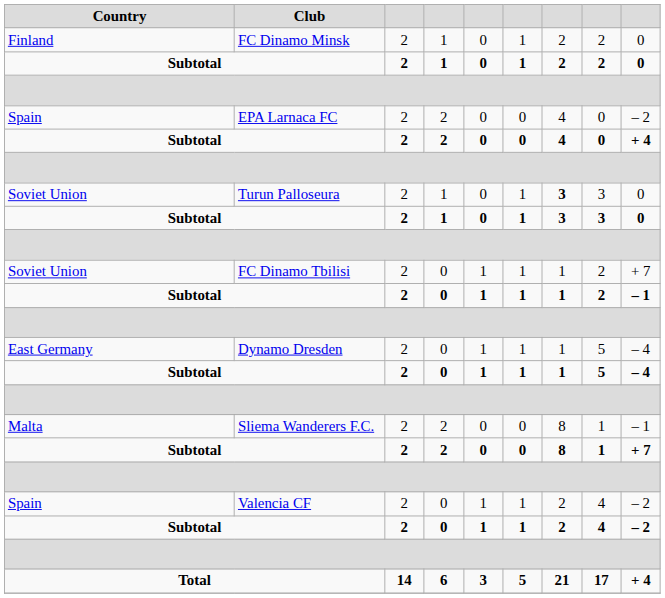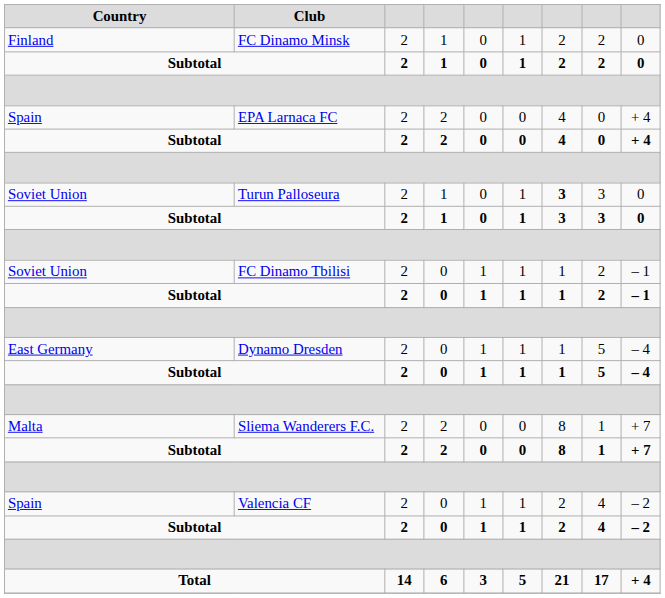(641, 117) – 2 -> (641, 117) + 4
(641, 271) + 7 -> (641, 271) – 1
(641, 426) – 1 -> (641, 426) + 7
